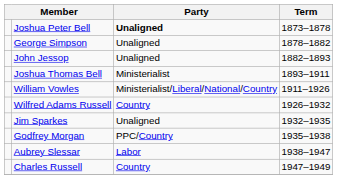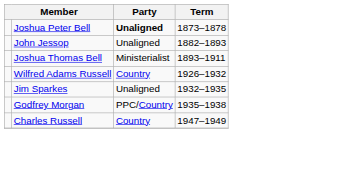- row: (50, 43)
- row: (46, 89)
- row: (47, 151)
